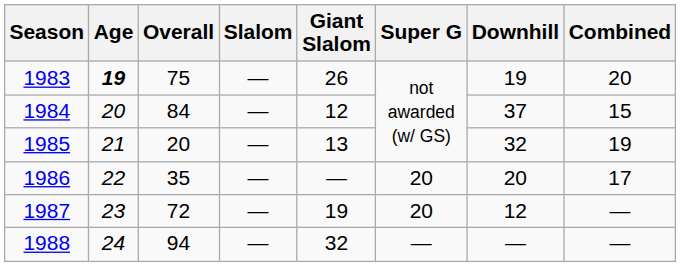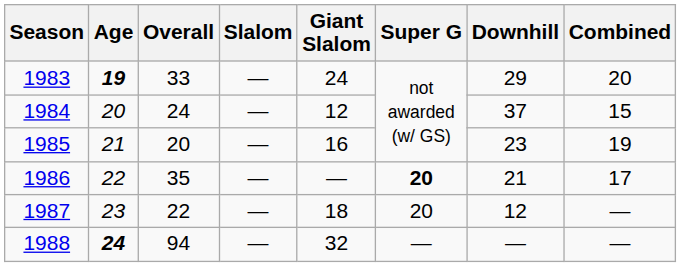(179, 77) 75 -> (179, 77) 33
(336, 77) 26 -> (336, 77) 24
(515, 77) 19 -> (515, 77) 29
(179, 111) 84 -> (179, 111) 24
(336, 144) 13 -> (336, 144) 16
(515, 144) 32 -> (515, 144) 23
(421, 177) normal -> (421, 177) bold
(515, 177) 20 -> (515, 177) 21
(179, 210) 72 -> (179, 210) 22
(336, 210) 19 -> (336, 210) 18
(114, 244) normal -> (114, 244) bold
